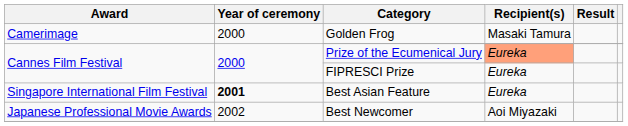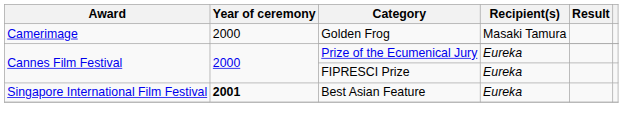(507, 53) lightsalmon background -> (503, 53) no background
- row: (109, 111)
